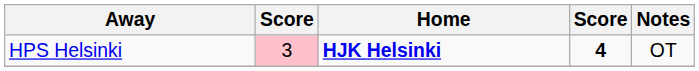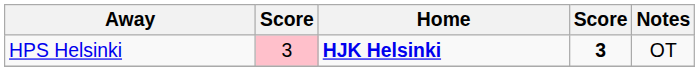(601, 50) 4 -> (601, 50) 3
